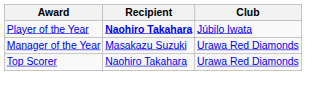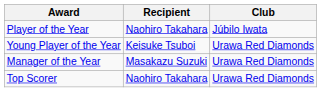(149, 29) bold -> (167, 29) normal
+ row: (64, 45)
